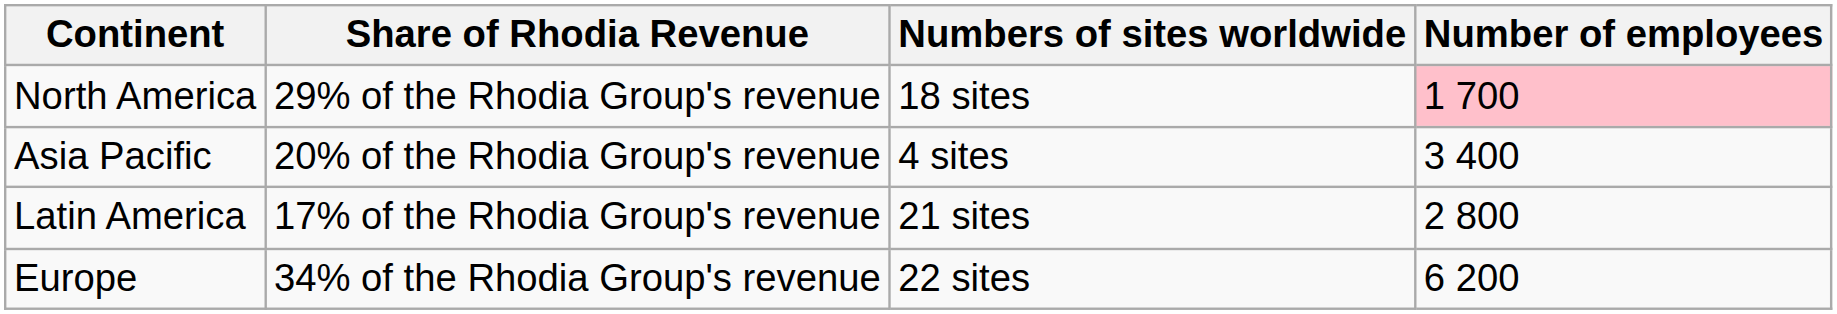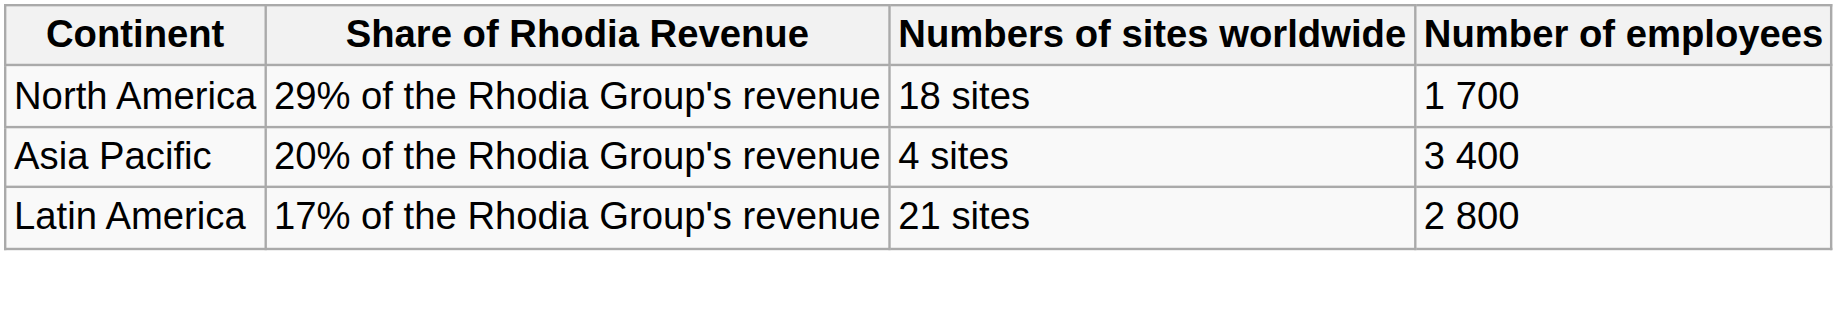(1472, 95) pink background -> (1472, 95) no background
- row: (76, 277)
